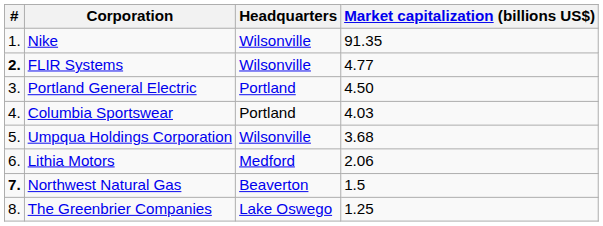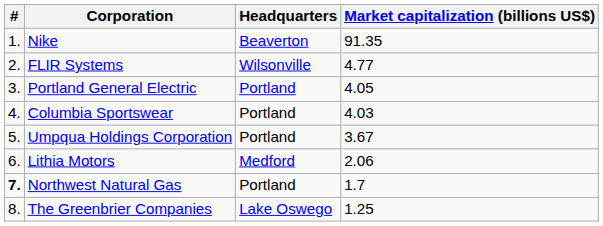(275, 40) Wilsonville -> (274, 40) Beaverton
(14, 64) bold -> (14, 64) normal
(359, 88) 4.50 -> (359, 88) 4.05
(275, 137) Wilsonville -> (267, 137) Portland
(359, 137) 3.68 -> (359, 137) 3.67
(274, 185) Beaverton -> (267, 185) Portland
(355, 185) 1.5 -> (355, 185) 1.7
